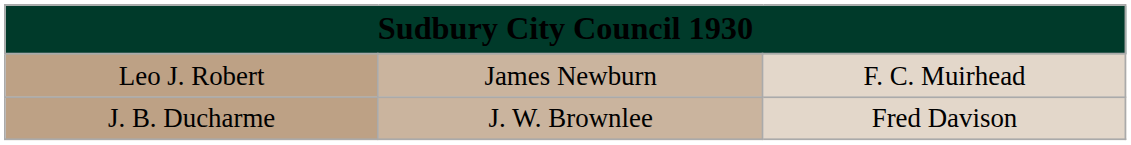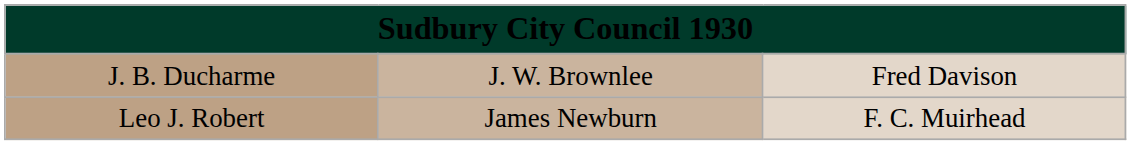rows swapped: (192, 117) <-> (192, 75)
